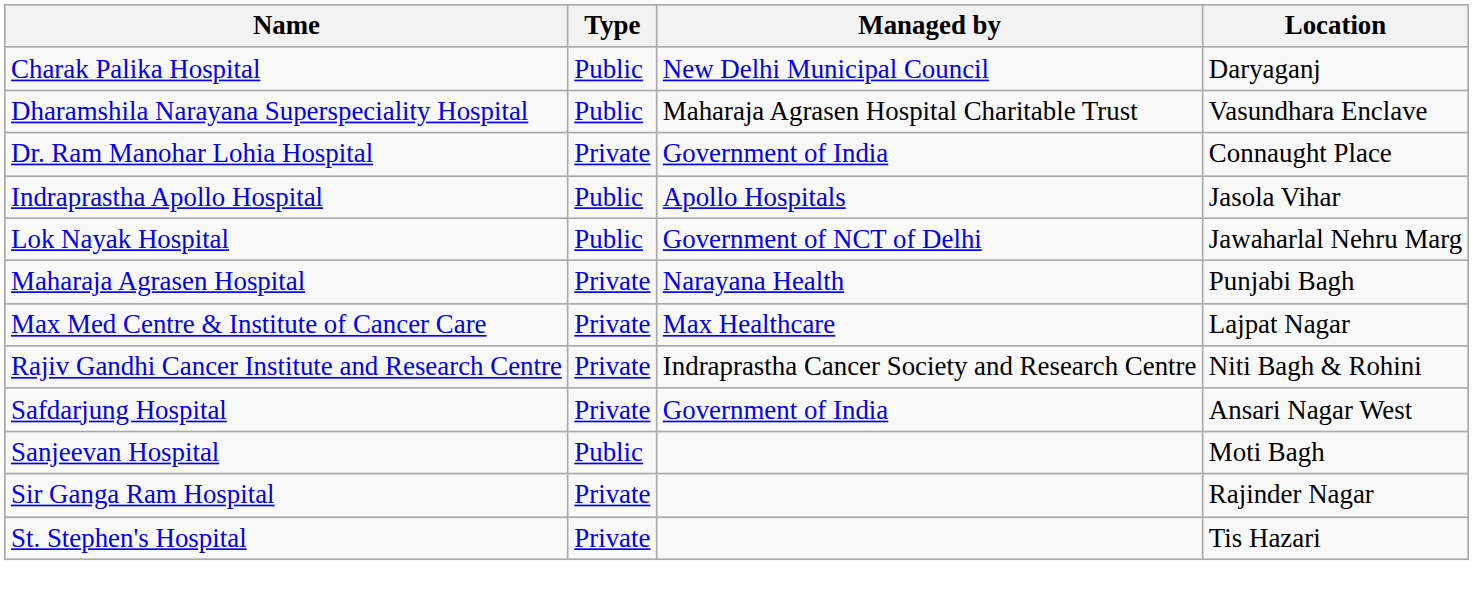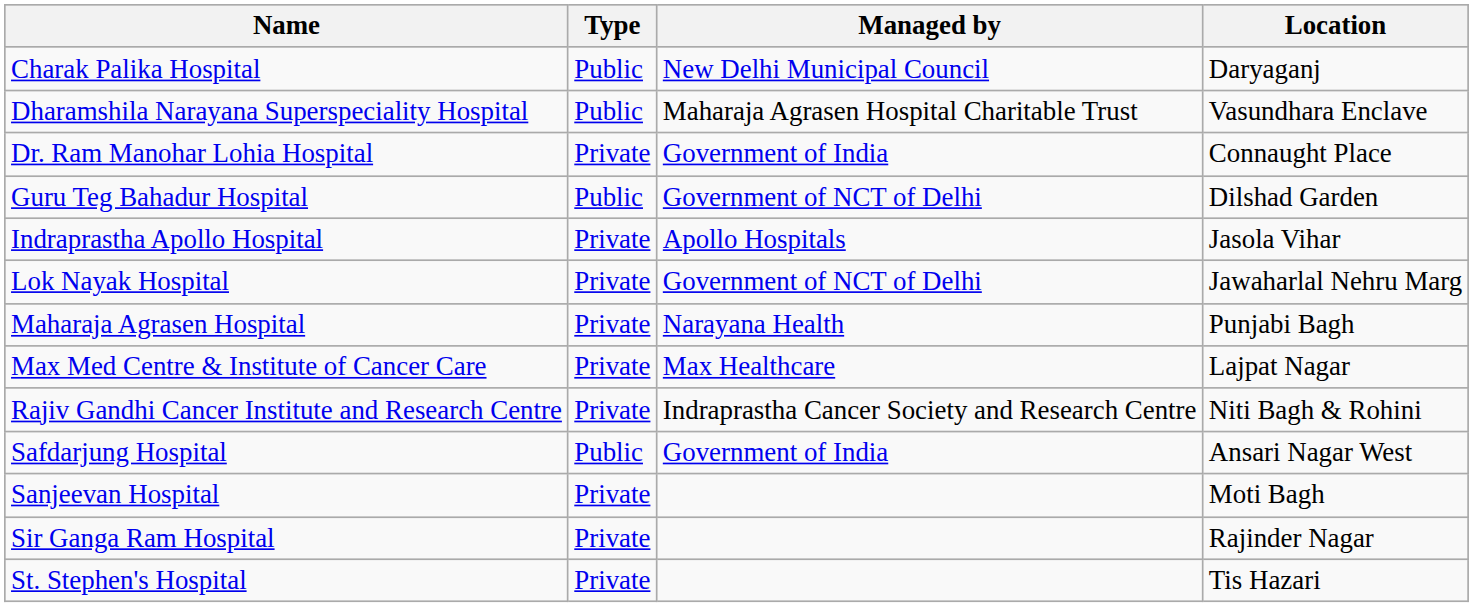+ row: (160, 196)
(609, 196) Public -> (612, 238) Private
(609, 238) Public -> (612, 281) Private
(612, 409) Private -> (609, 452) Public
(609, 452) Public -> (612, 494) Private
